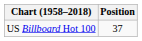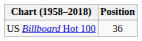(118, 28) 37 -> (118, 28) 36
